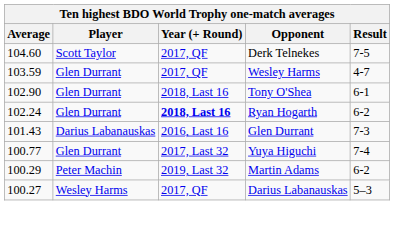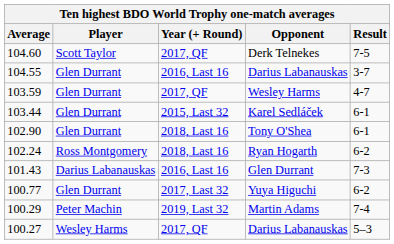+ row: (24, 72)
+ row: (24, 111)
(88, 111) Glen Durrant -> (101, 151) Ross Montgomery
(196, 111) bold -> (195, 151) normal
(362, 151) 7-4 -> (362, 190) 6-2
(362, 170) 6-2 -> (362, 209) 7-4
